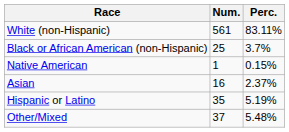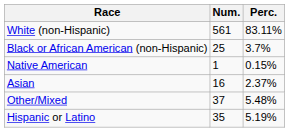rows swapped: (37, 118) <-> (51, 100)
